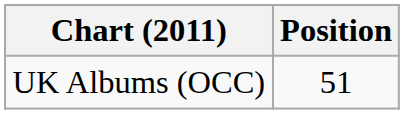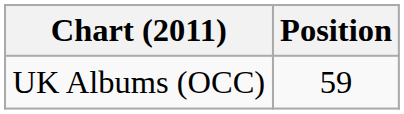(336, 81) 51 -> (336, 81) 59
